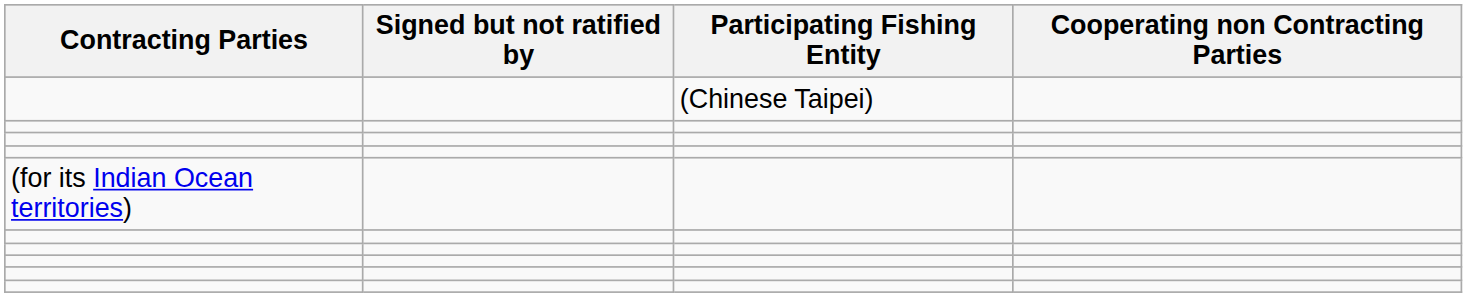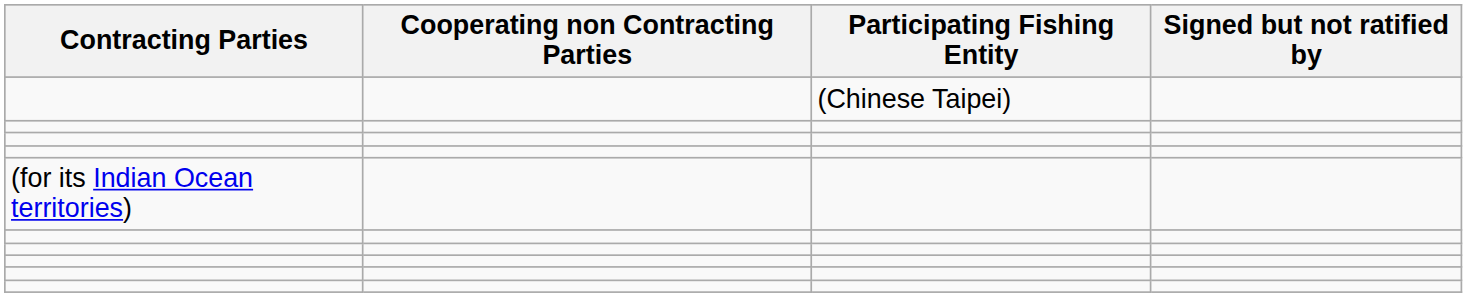columns swapped: (1237, 40) <-> (518, 40)
